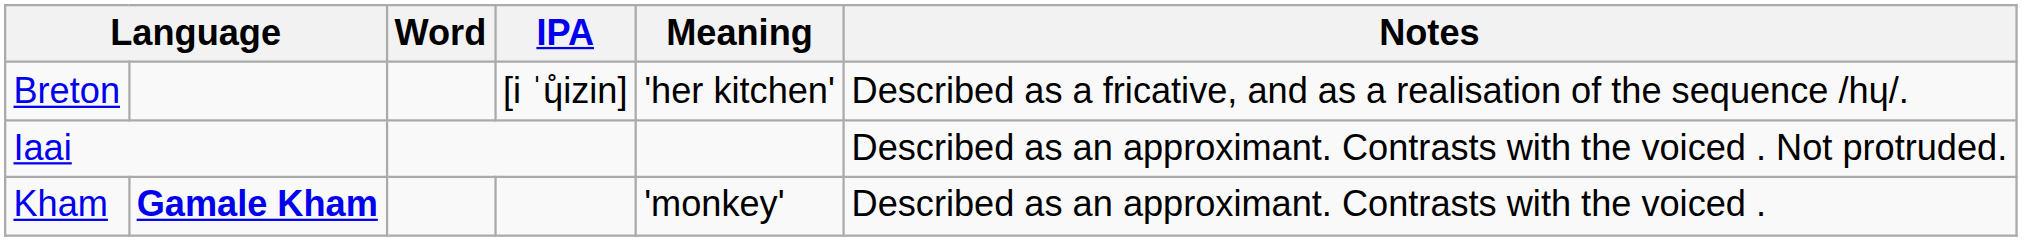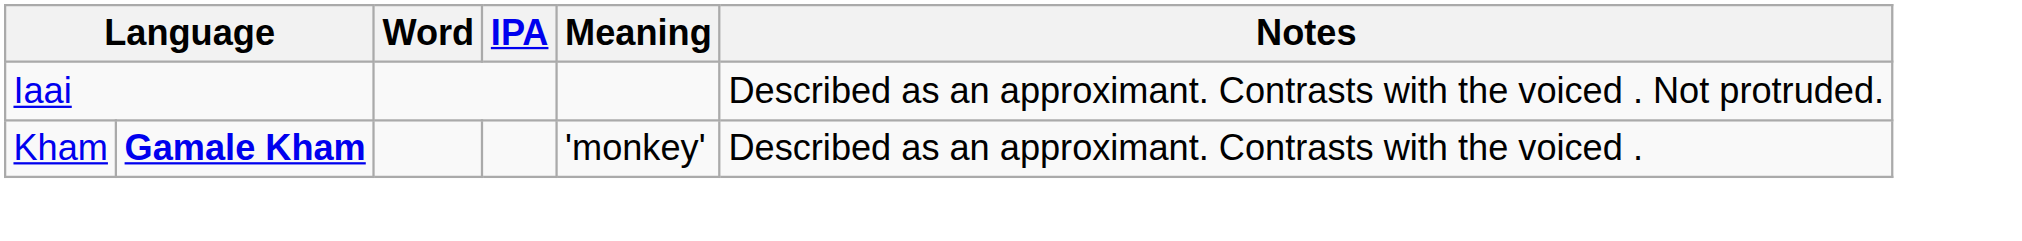- row: (67, 90)
